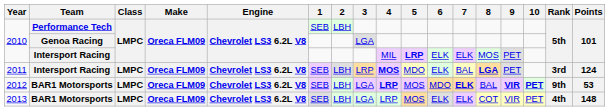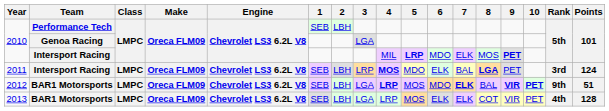(440, 56) ELK -> (440, 56) MDO
(512, 56) normal -> (512, 56) bold
(589, 85) 53 -> (589, 85) 51
(589, 99) 148 -> (589, 99) 128
